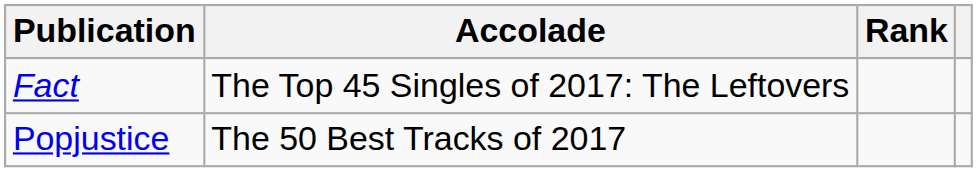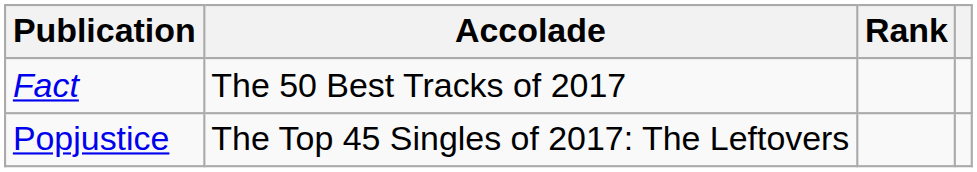(530, 85) The Top 45 Singles of 2017: The Leftovers -> (419, 85) The 50 Best Tracks of 2017
(419, 138) The 50 Best Tracks of 2017 -> (530, 138) The Top 45 Singles of 2017: The Leftovers
